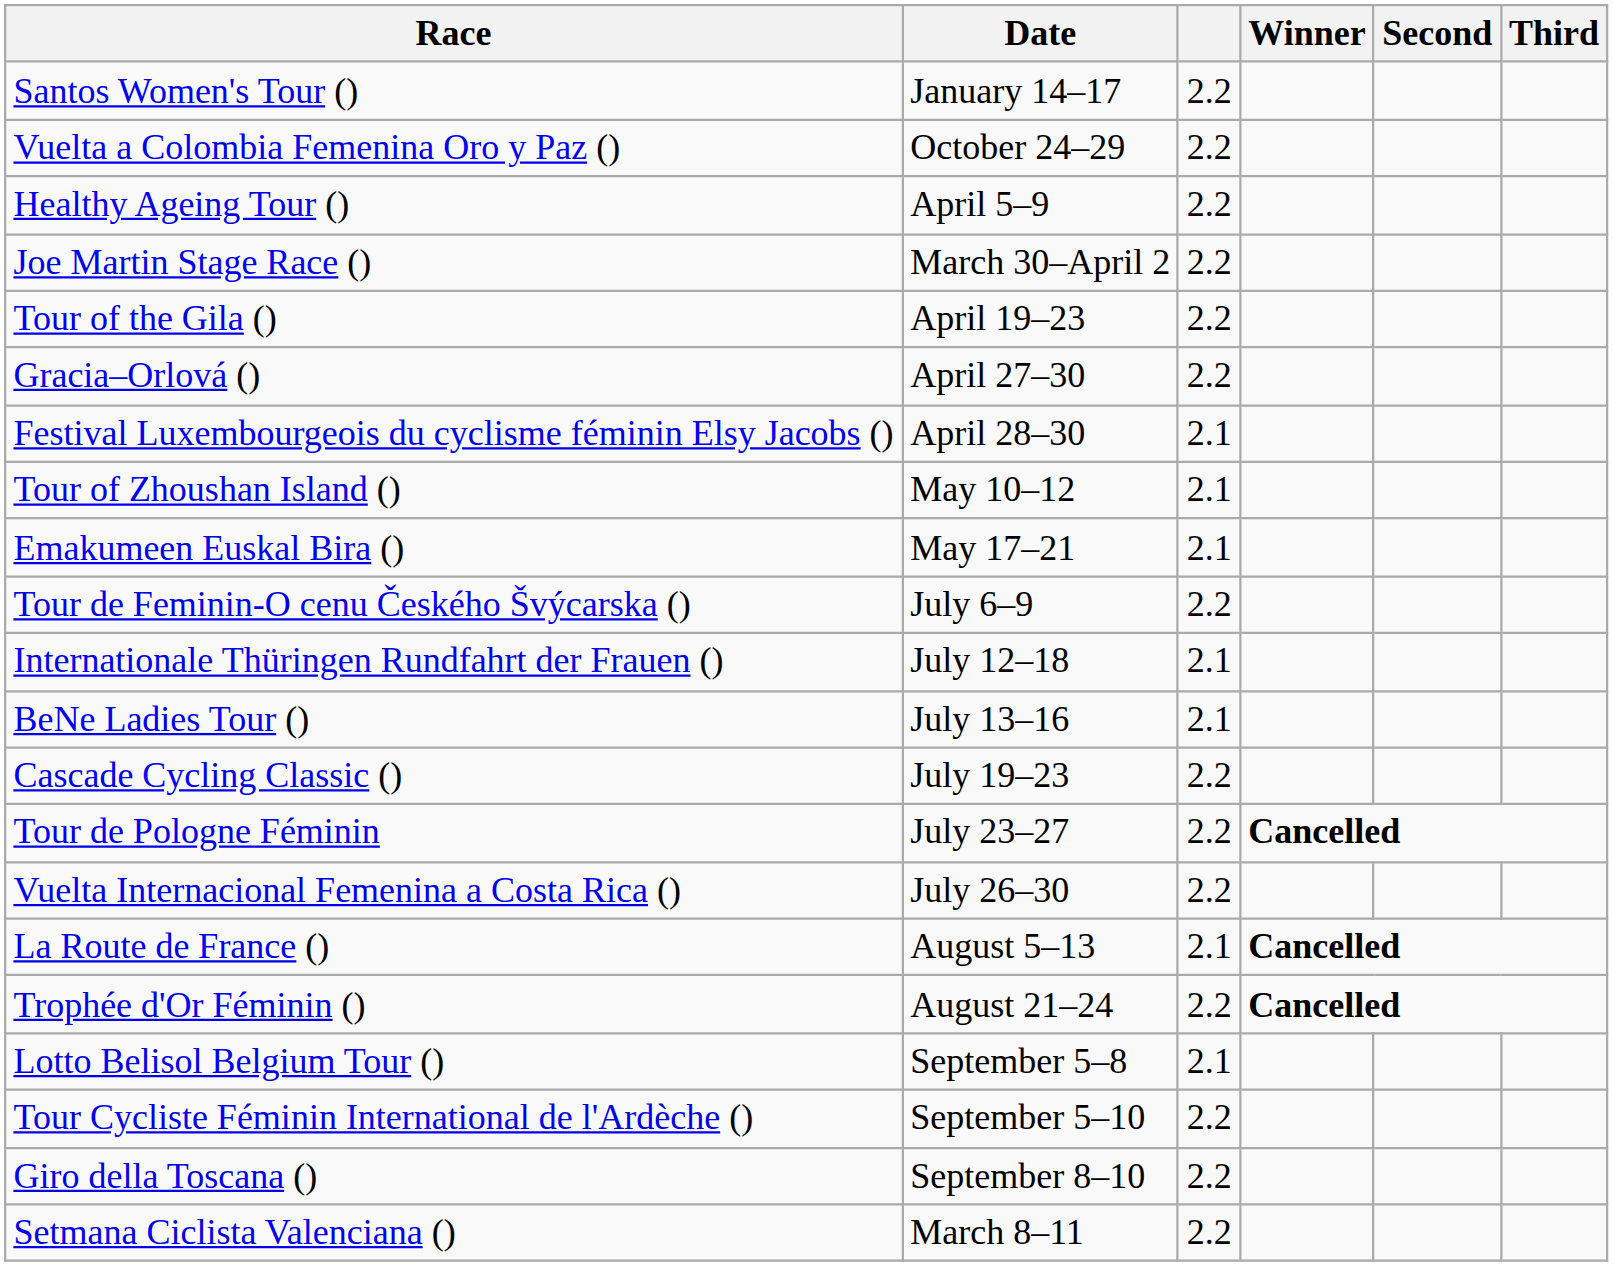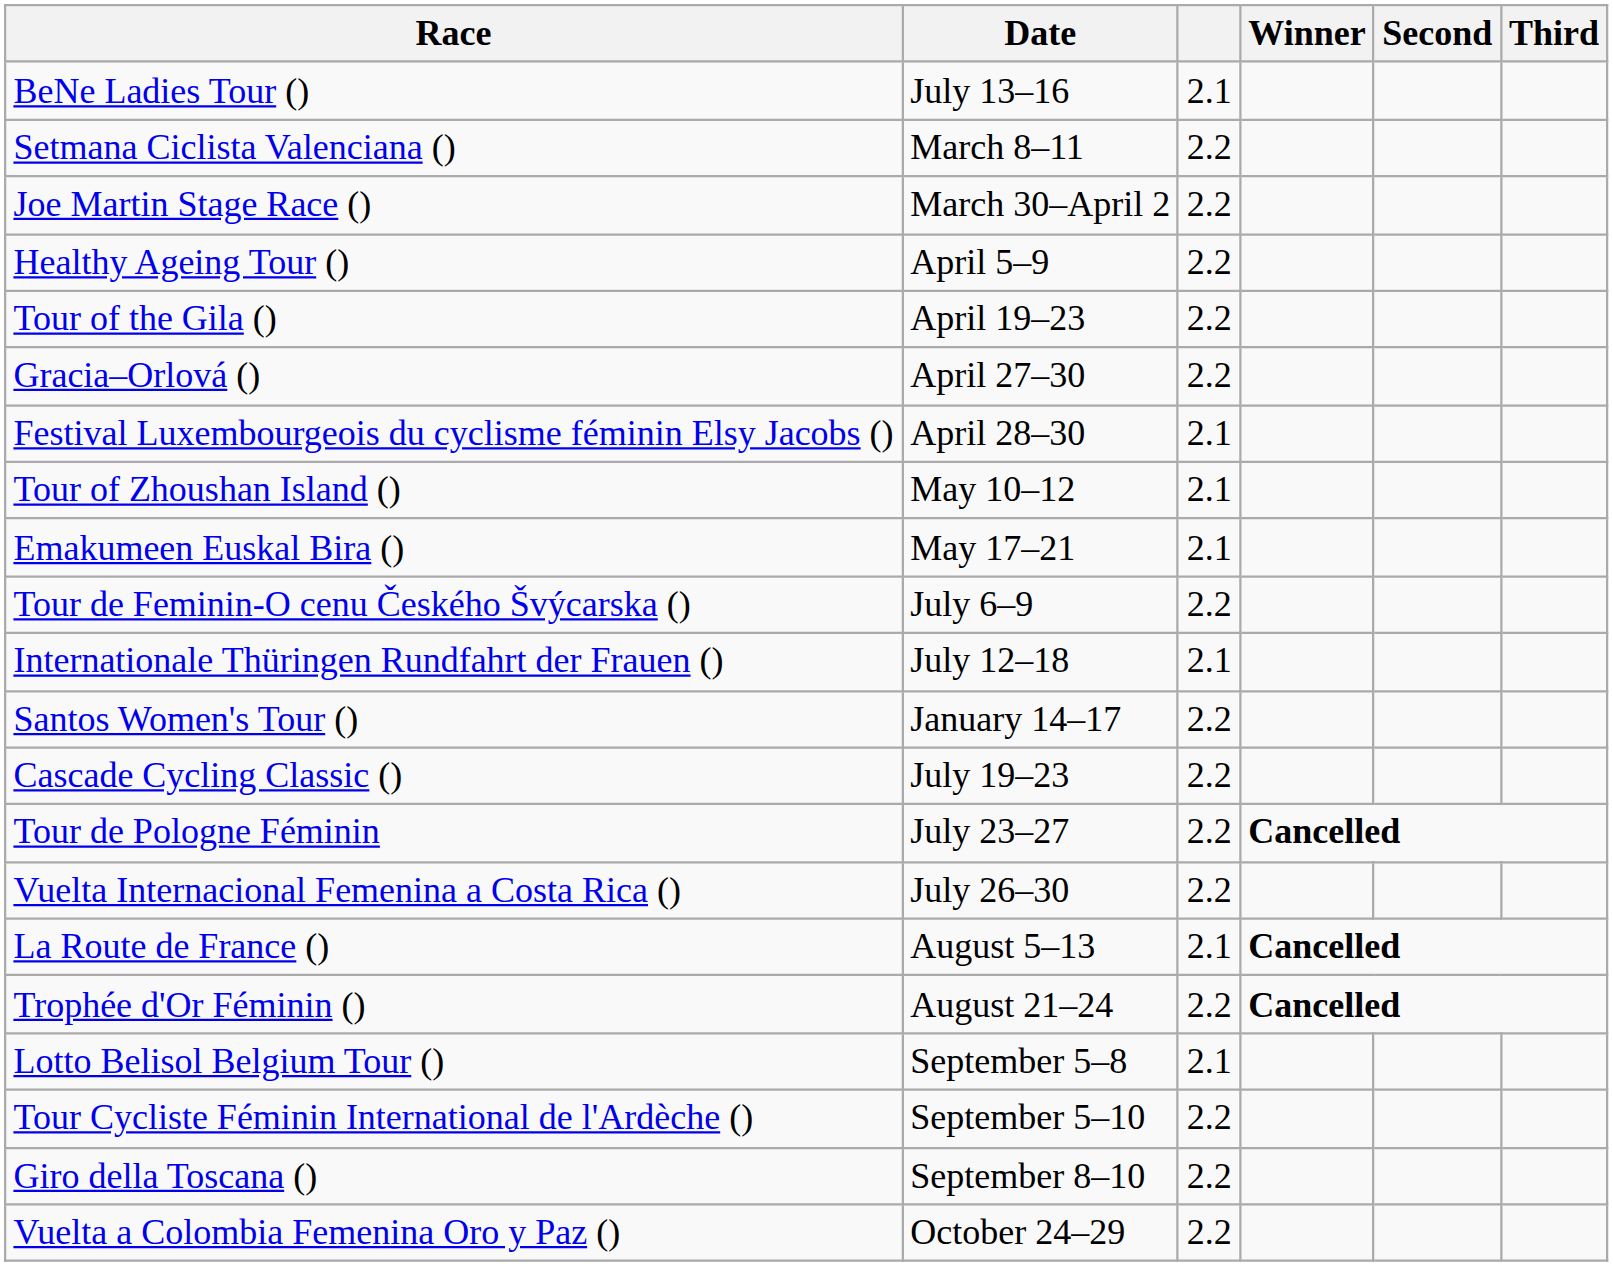rows swapped: (186, 90) <-> (161, 718)
rows swapped: (235, 1232) <-> (317, 147)
rows swapped: (192, 261) <-> (181, 204)
